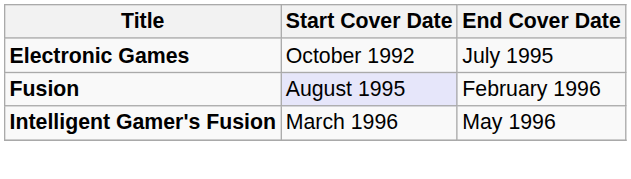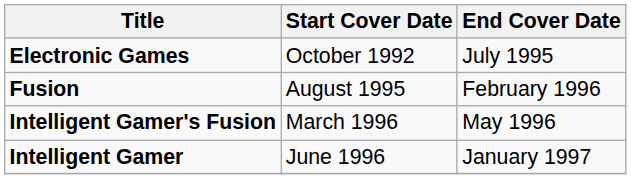(346, 88) lavender background -> (346, 88) no background
+ row: (96, 156)
